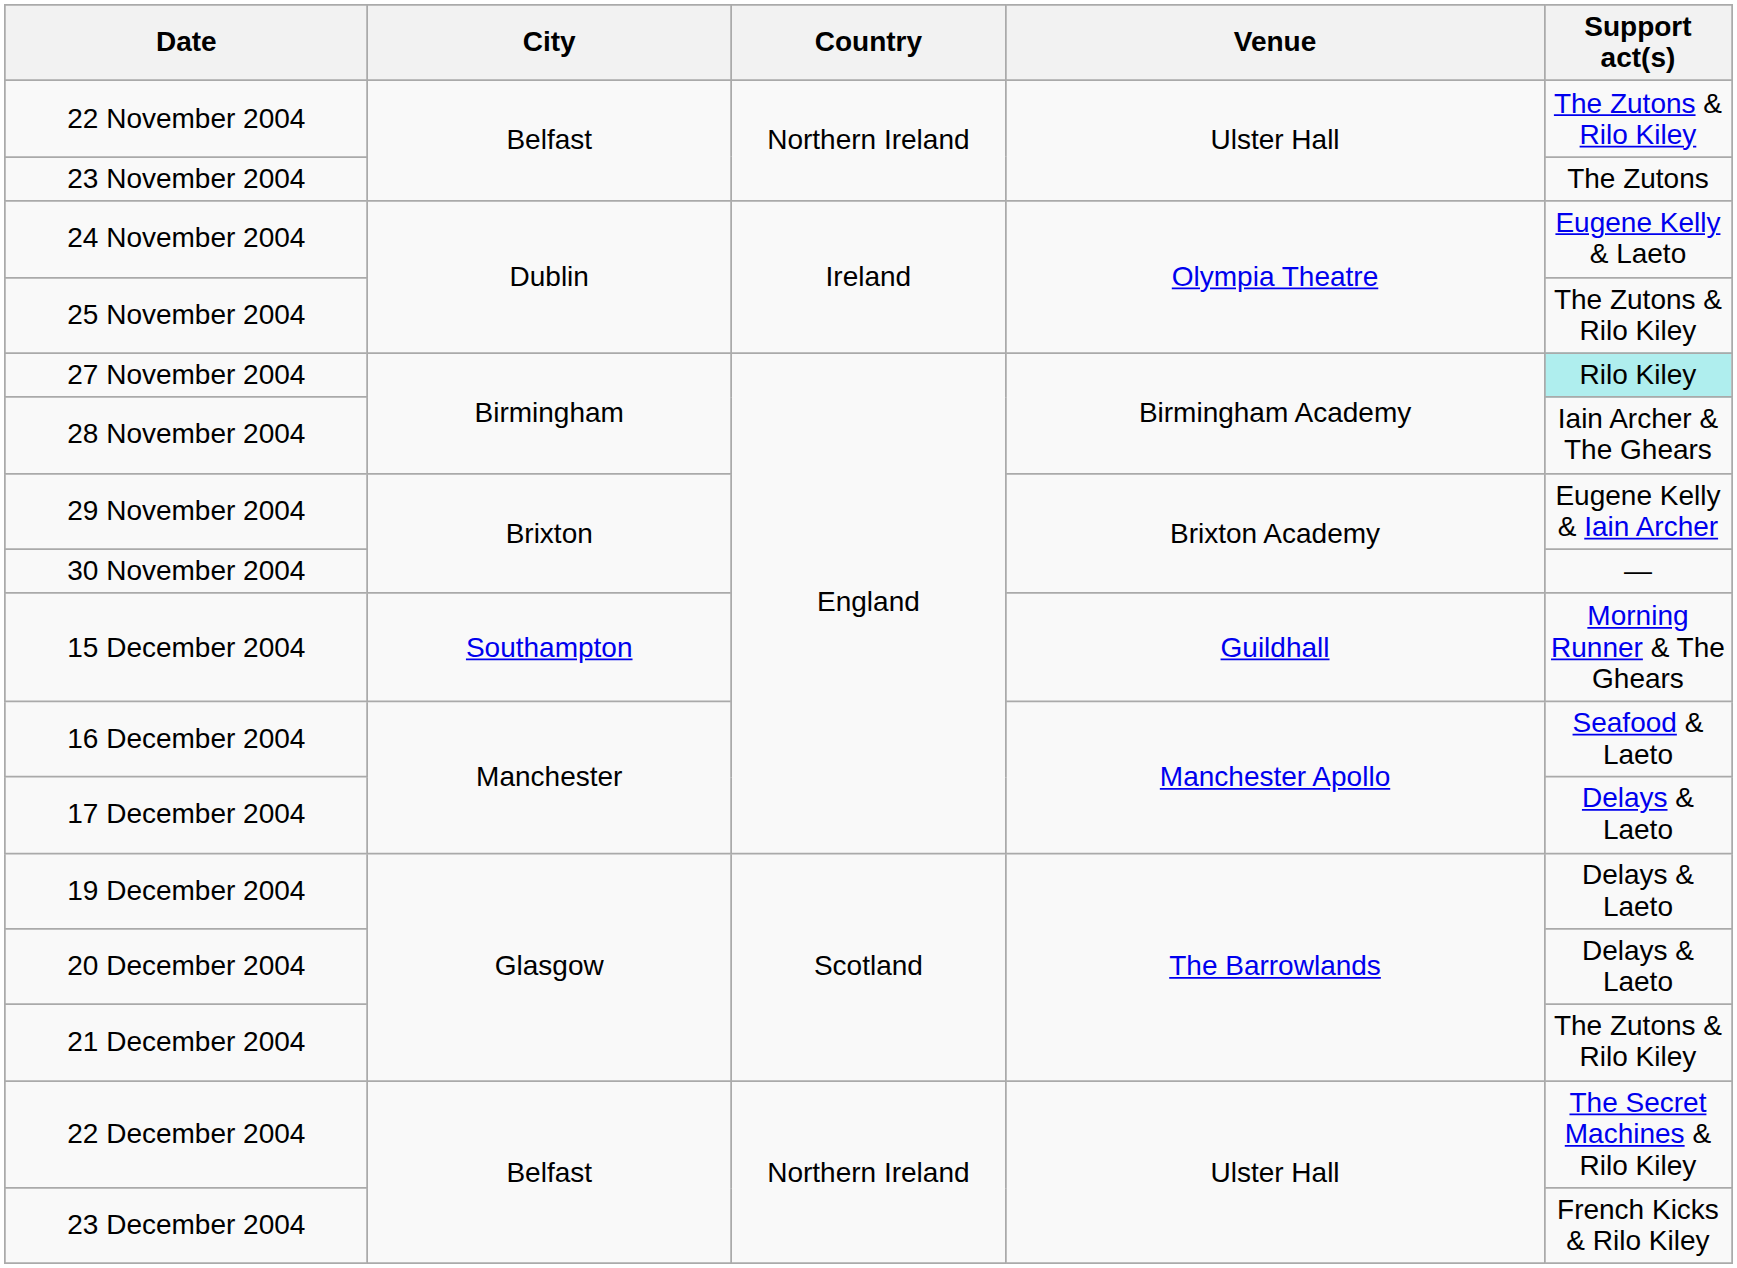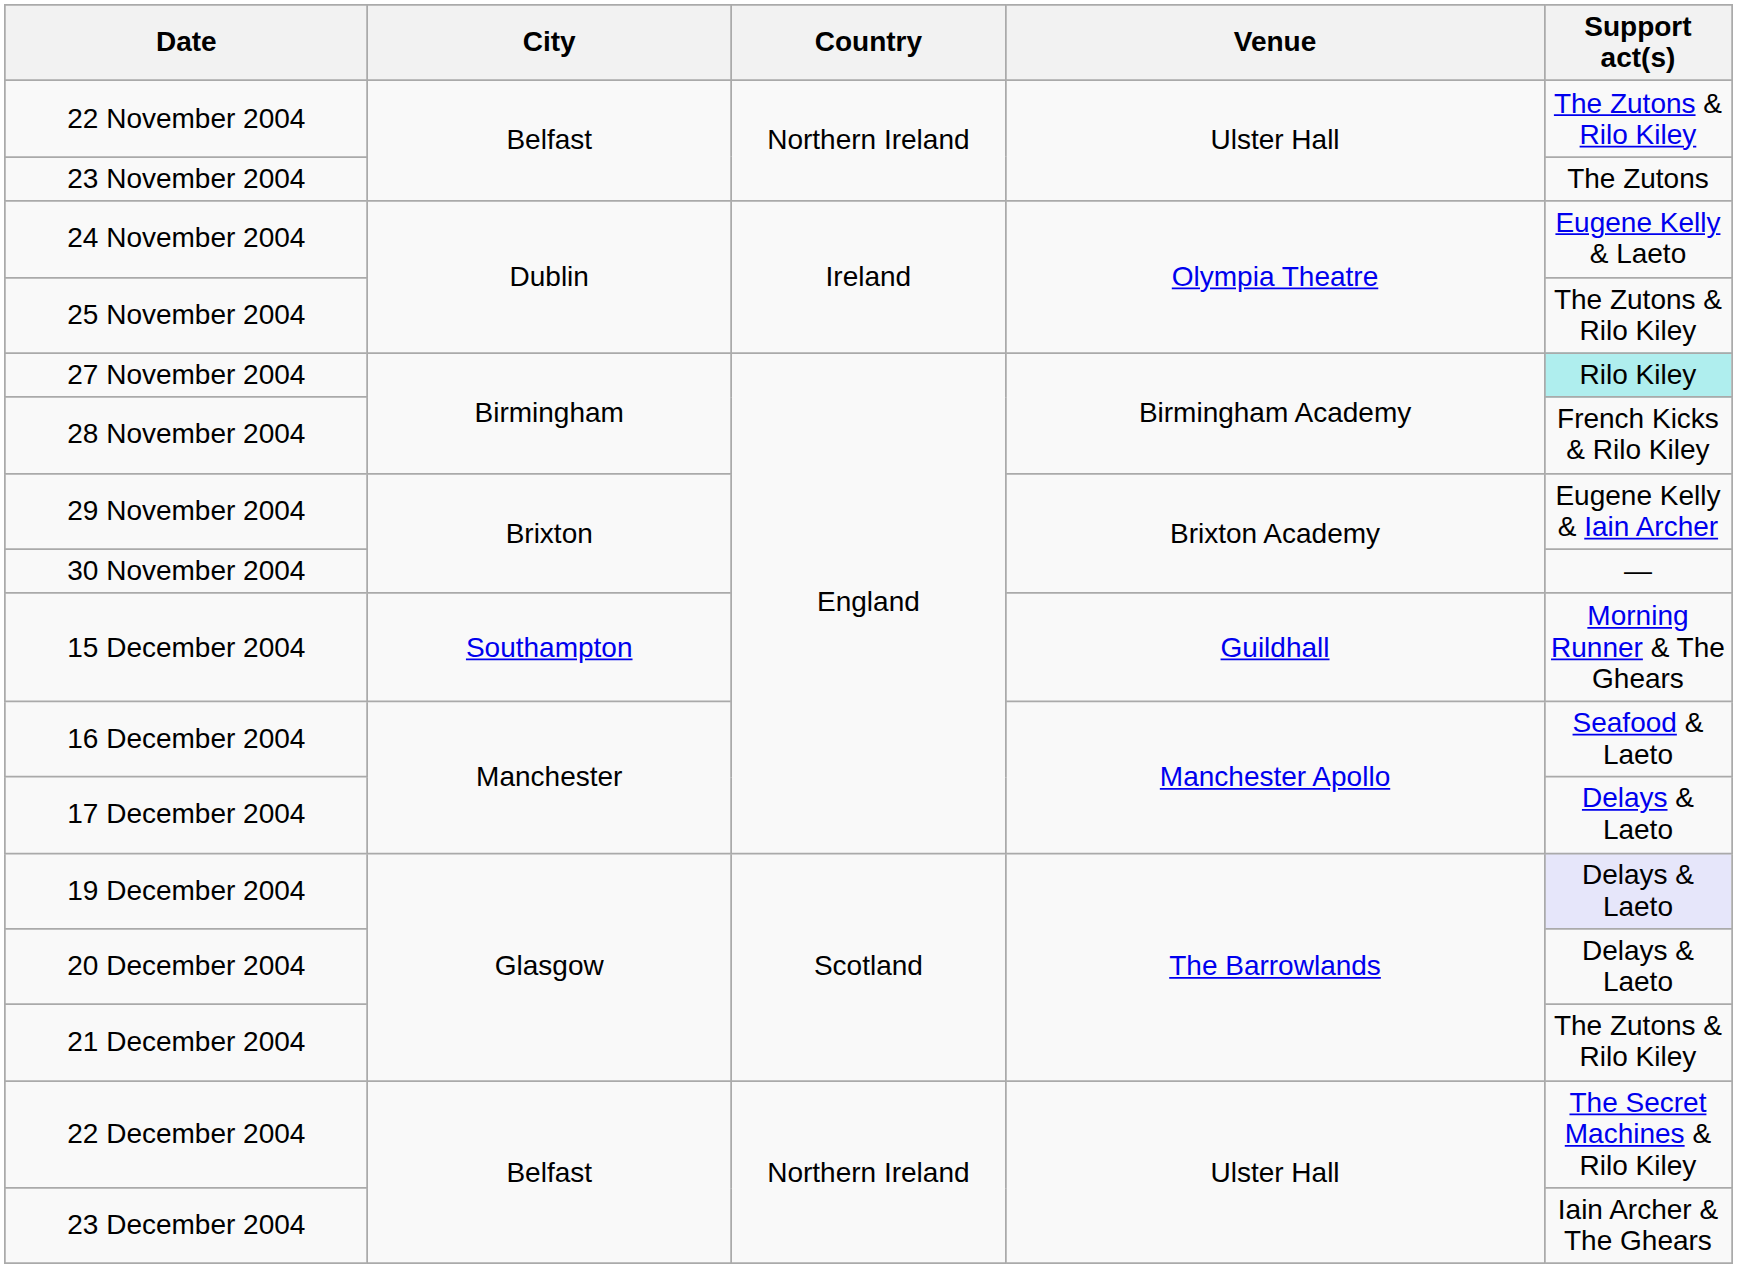(1638, 434) Iain Archer & The Ghears -> (1638, 434) French Kicks & Rilo Kiley
(1638, 890) no background -> (1638, 890) lavender background
(1638, 1225) French Kicks & Rilo Kiley -> (1638, 1225) Iain Archer & The Ghears
